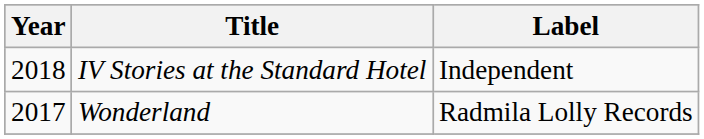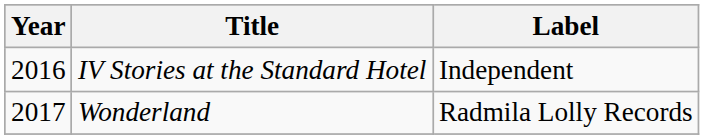(38, 69) 2018 -> (38, 69) 2016
